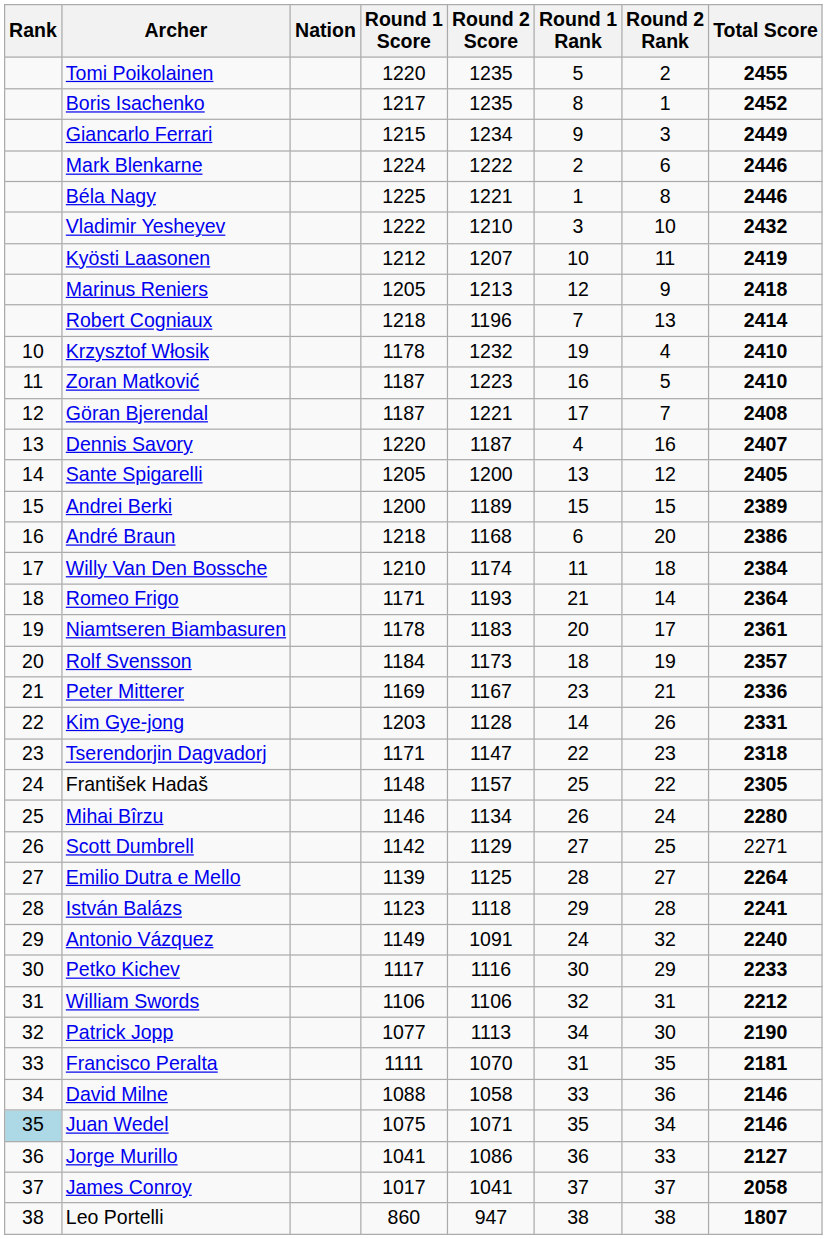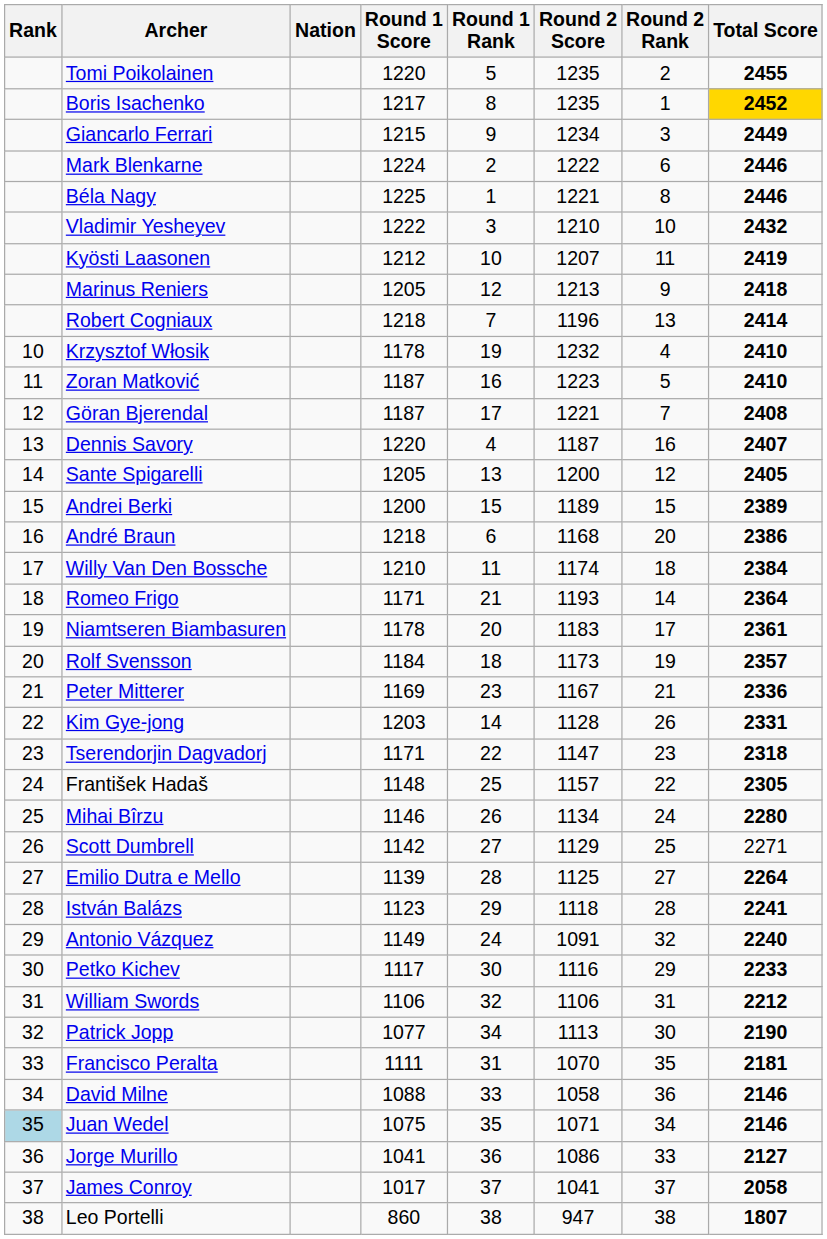columns swapped: (578, 30) <-> (491, 30)
(766, 103) no background -> (766, 103) gold background
